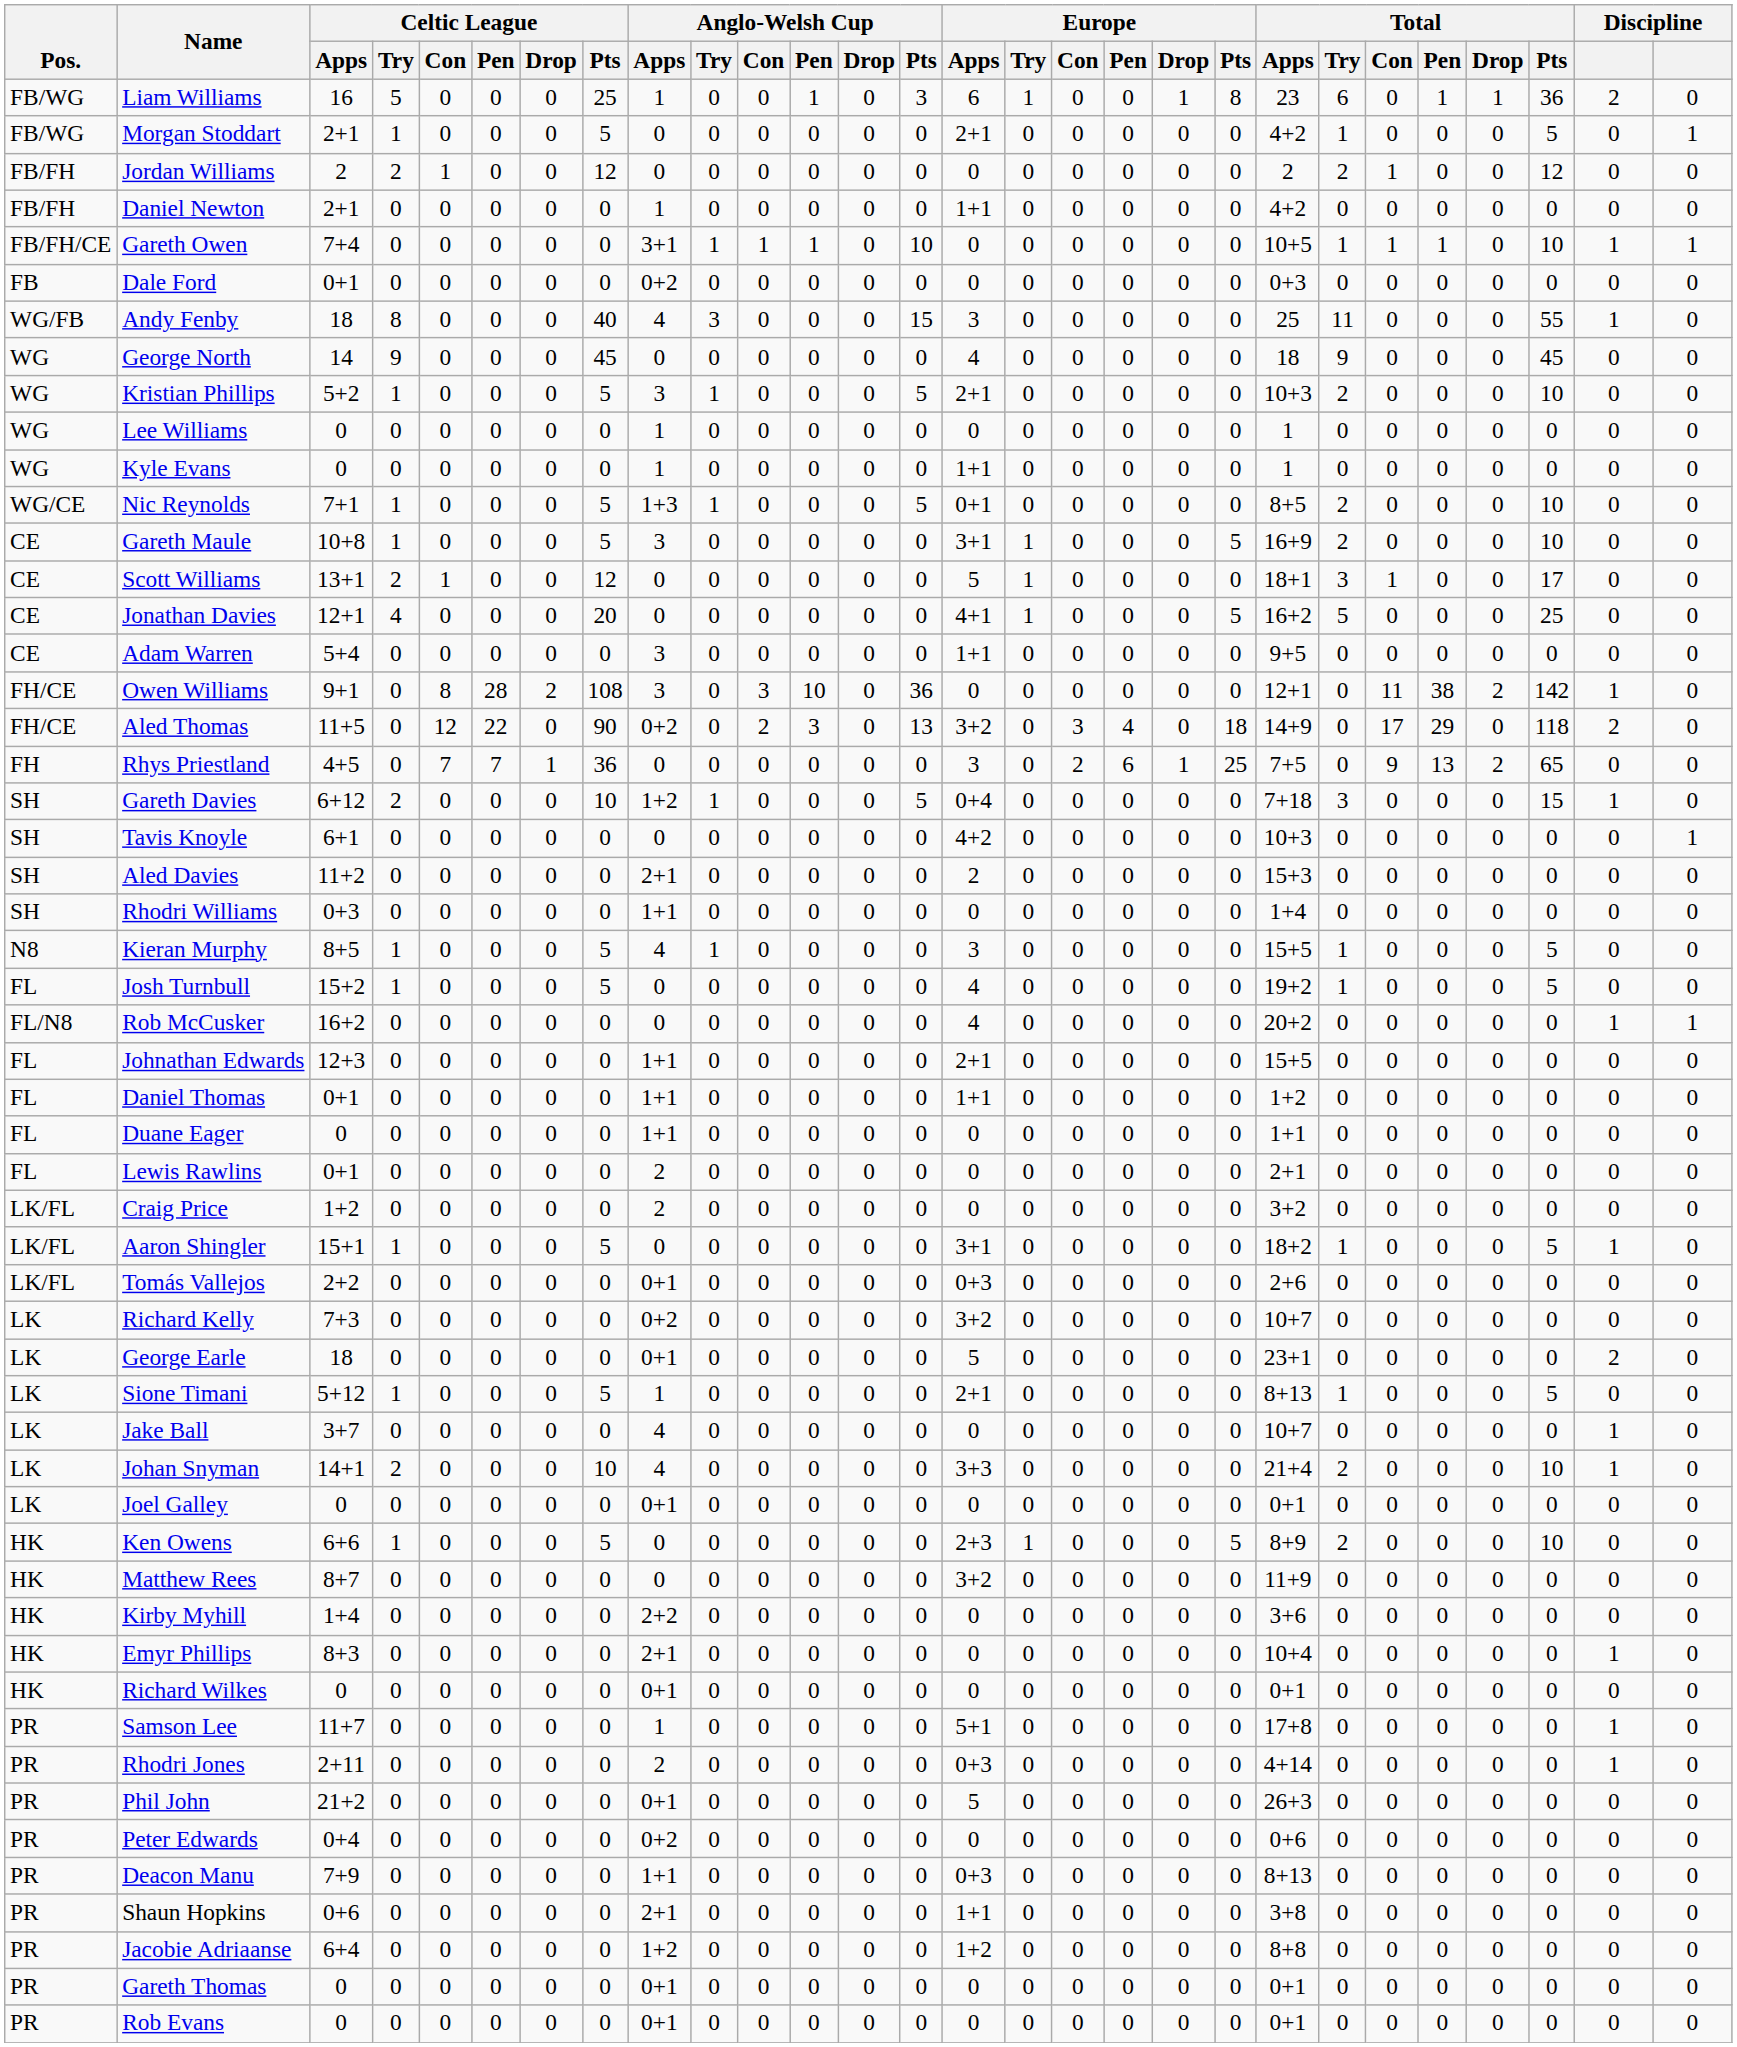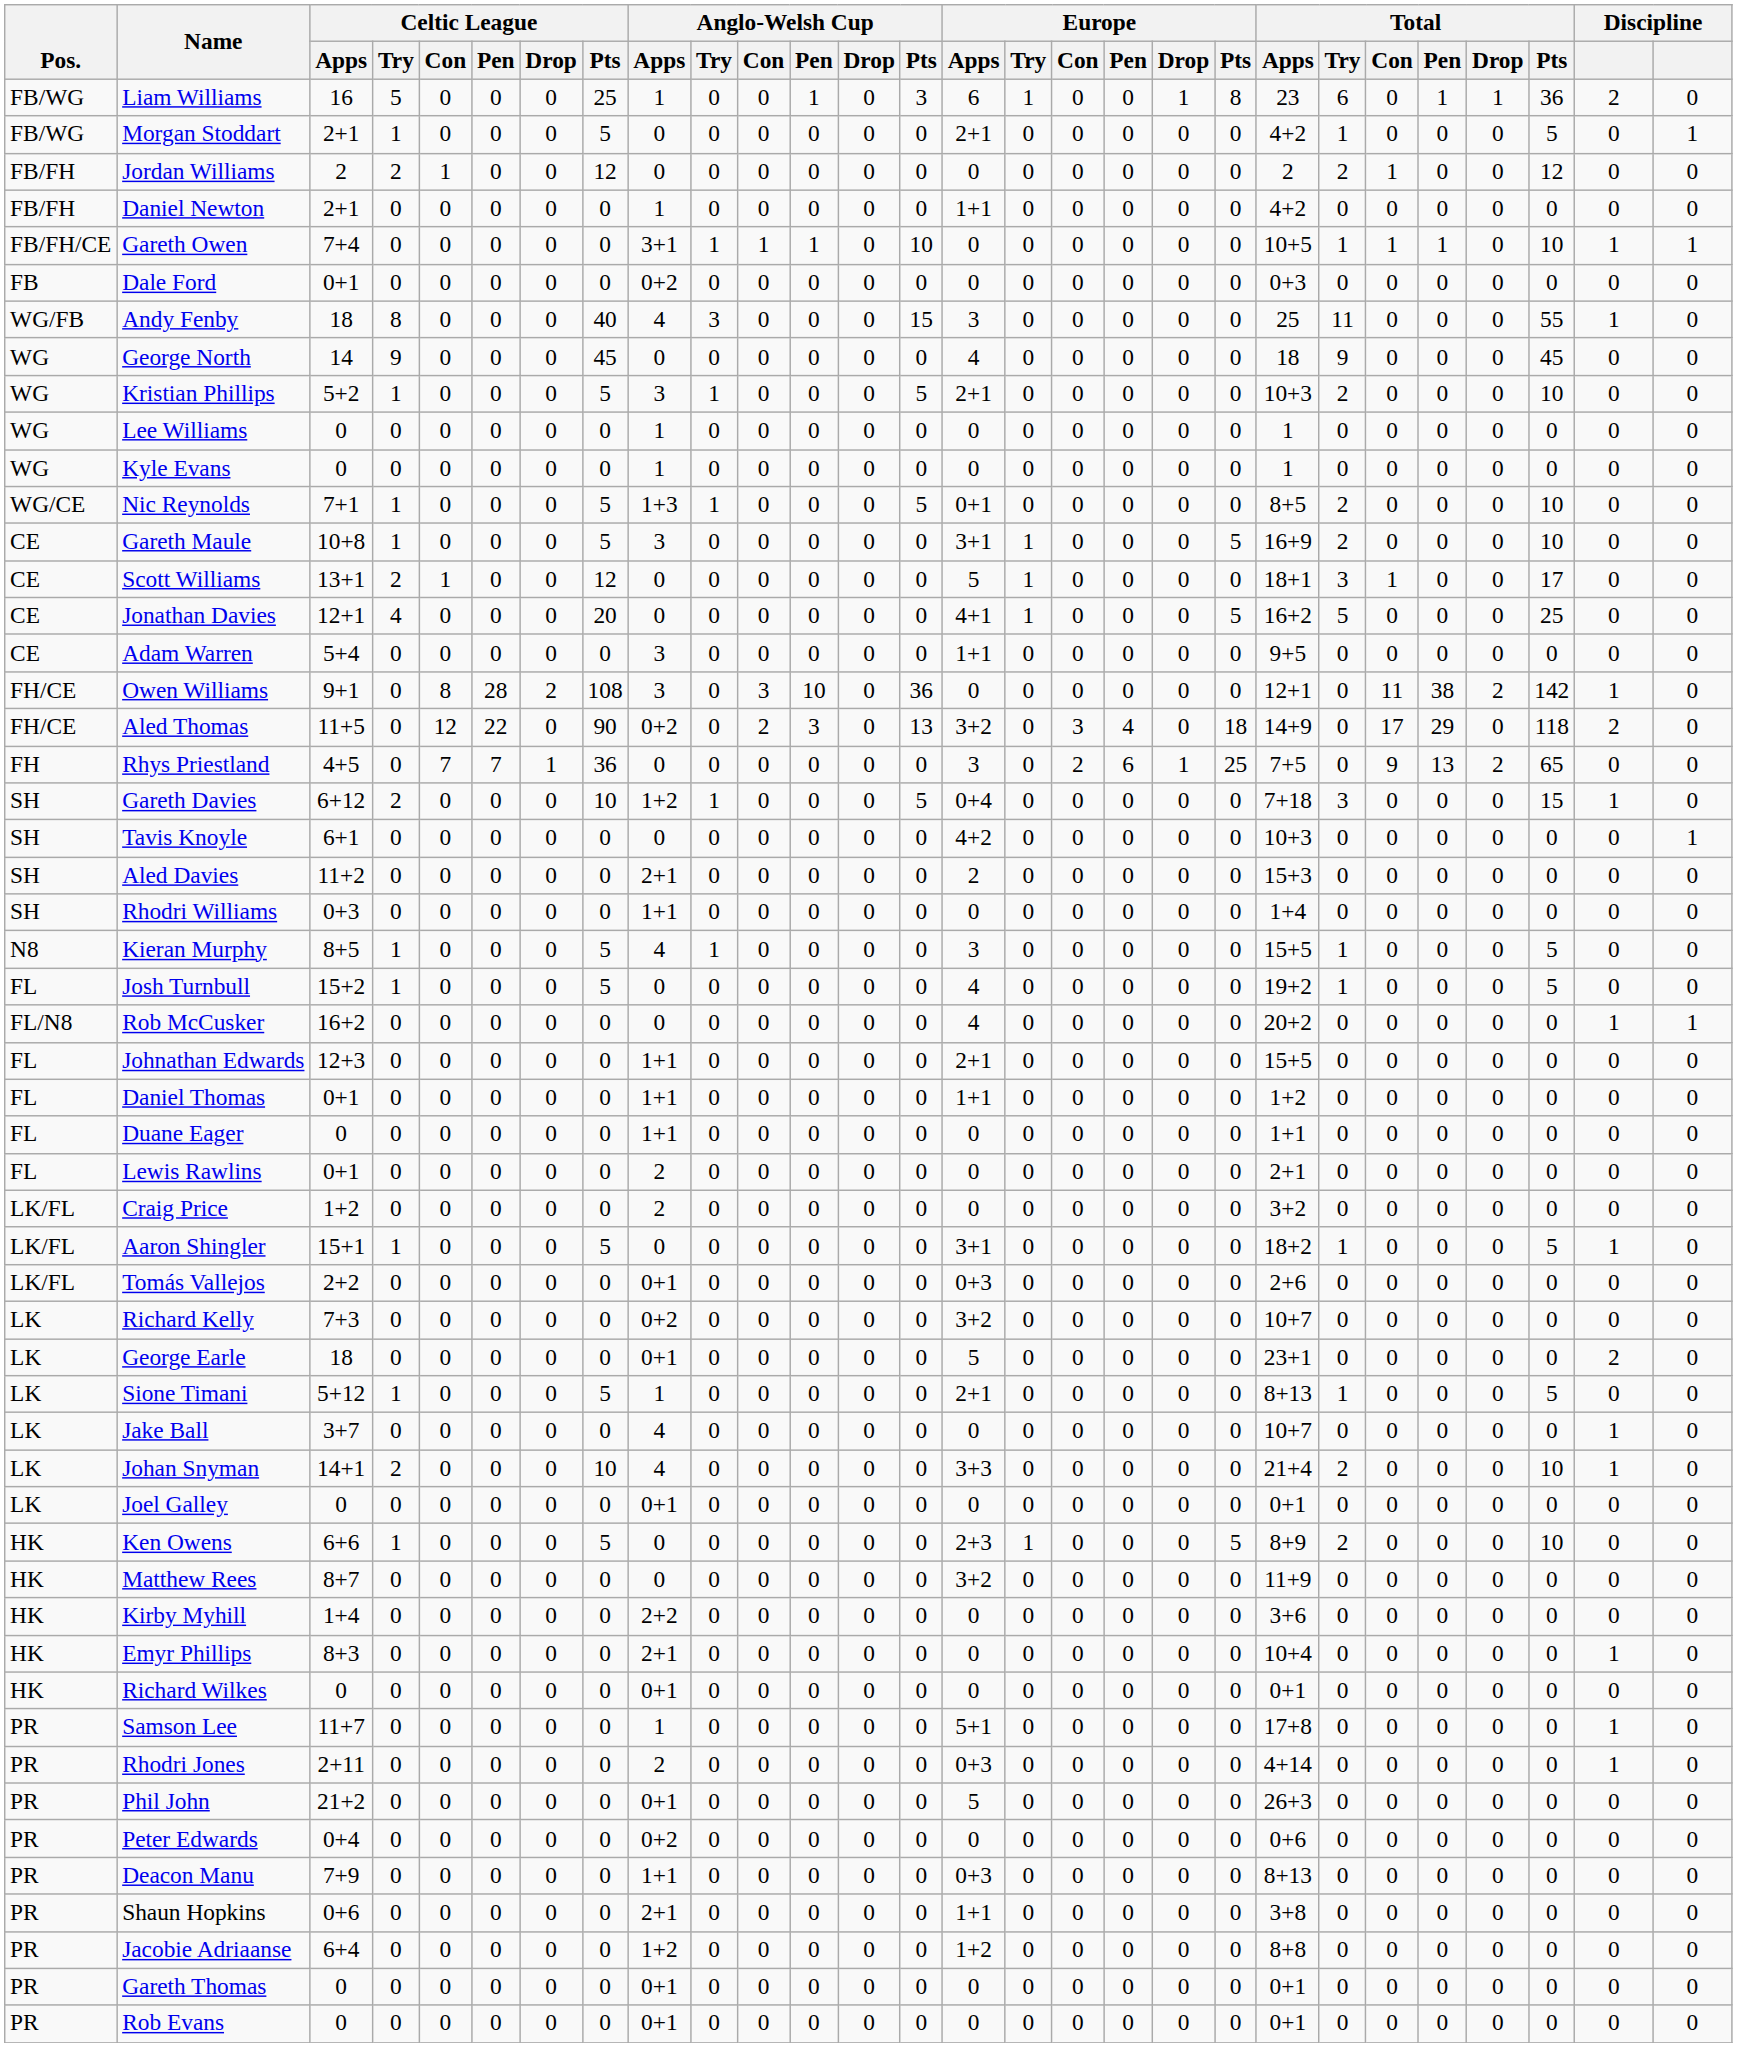(974, 467) 1+1 -> (974, 467) 0
